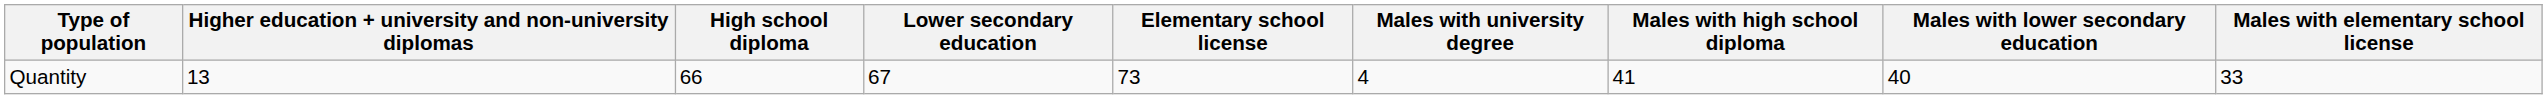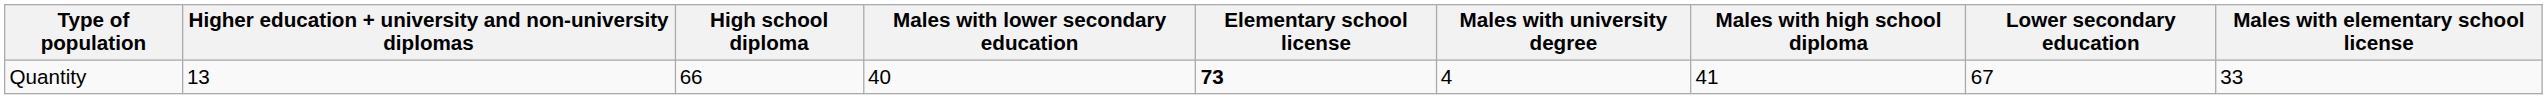columns swapped: (988, 32) <-> (2049, 32)
(1129, 76) normal -> (1212, 76) bold
